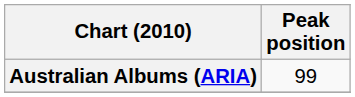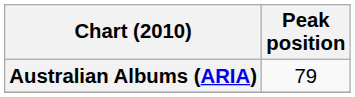(306, 75) 99 -> (306, 75) 79
